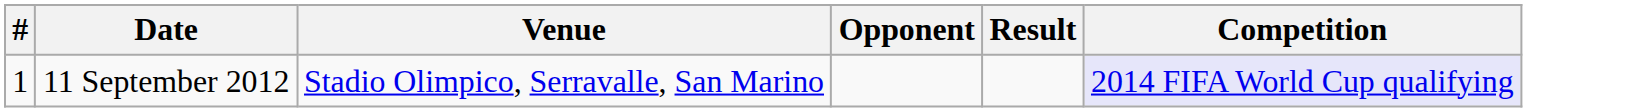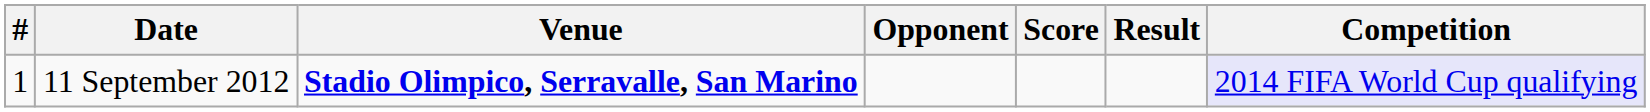+ column: (1061, 29)
(564, 80) normal -> (581, 80) bold
